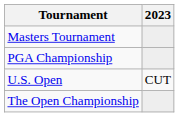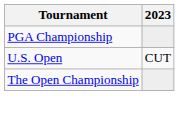- row: (61, 37)
